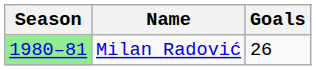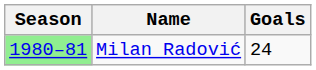(261, 50) 26 -> (261, 50) 24
